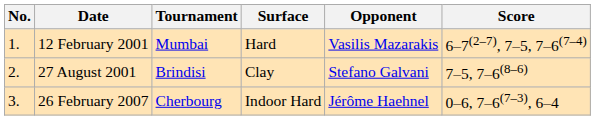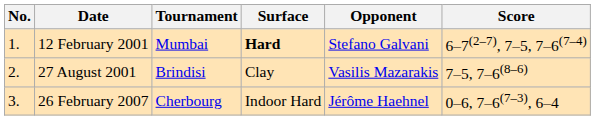(260, 43) normal -> (263, 43) bold
(383, 43) Vasilis Mazarakis -> (379, 43) Stefano Galvani
(379, 72) Stefano Galvani -> (383, 72) Vasilis Mazarakis
